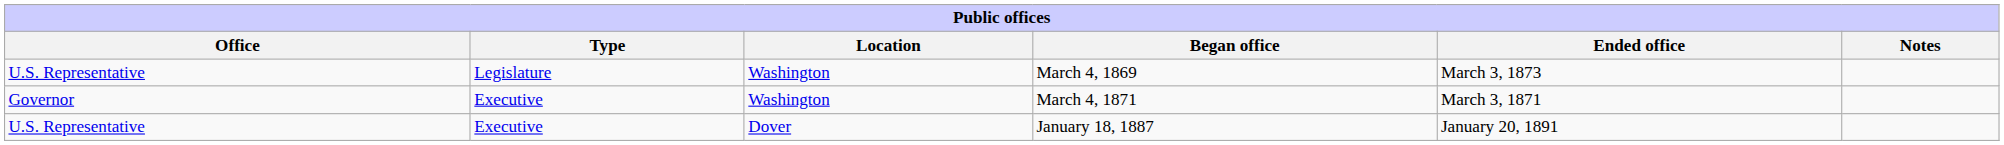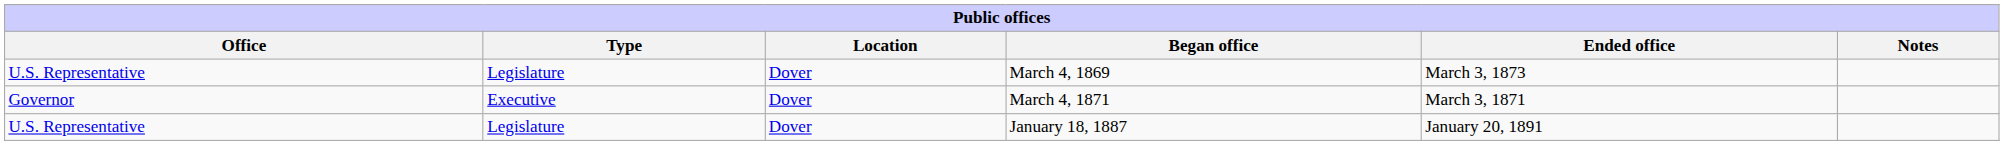(789, 72) Washington -> (790, 72) Dover
(789, 99) Washington -> (790, 99) Dover
(509, 126) Executive -> (526, 126) Legislature
